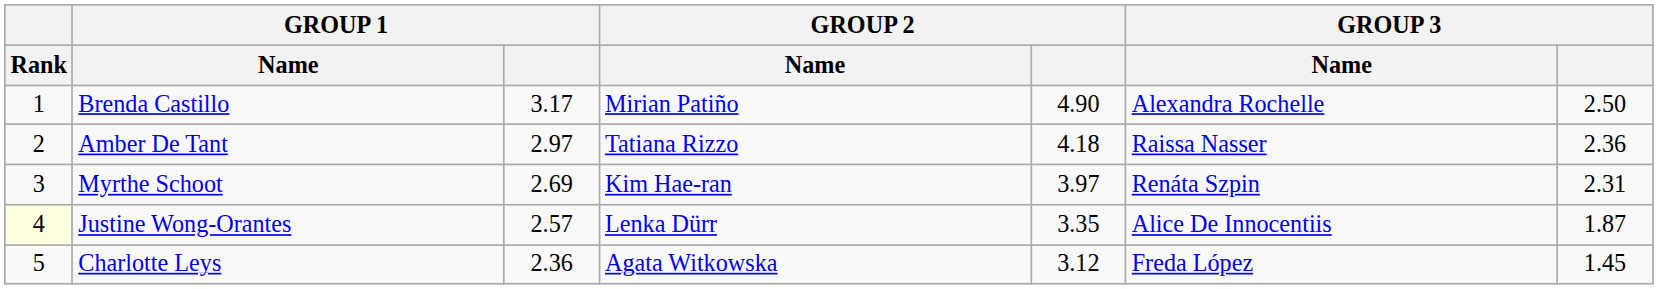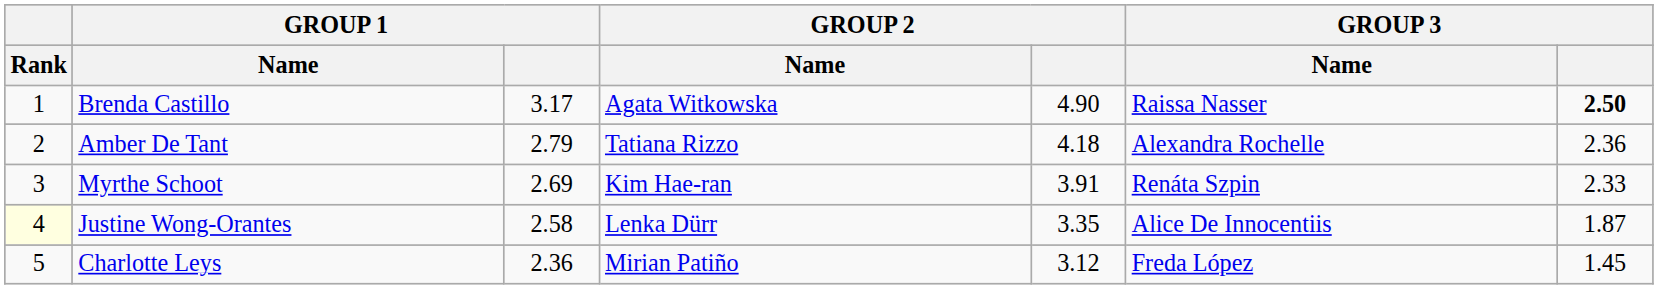(672, 104) Mirian Patiño -> (691, 104) Agata Witkowska
(1228, 104) Alexandra Rochelle -> (1199, 104) Raissa Nasser
(1605, 104) normal -> (1605, 104) bold
(552, 144) 2.97 -> (552, 144) 2.79
(1199, 144) Raissa Nasser -> (1228, 144) Alexandra Rochelle
(1078, 184) 3.97 -> (1078, 184) 3.91
(1605, 184) 2.31 -> (1605, 184) 2.33
(552, 224) 2.57 -> (552, 224) 2.58
(691, 264) Agata Witkowska -> (672, 264) Mirian Patiño
